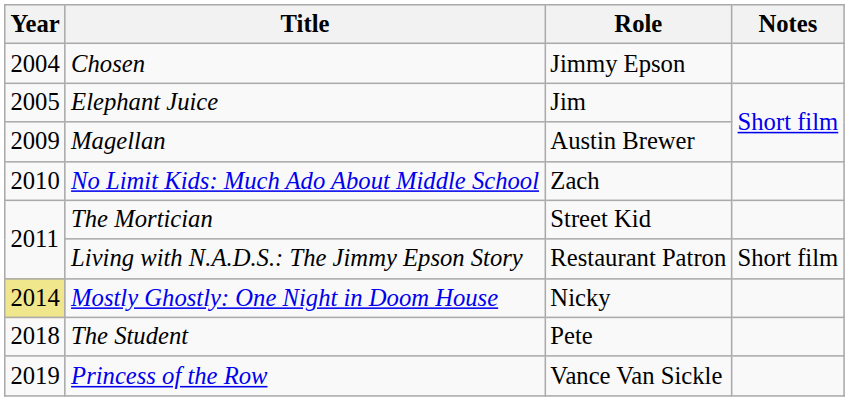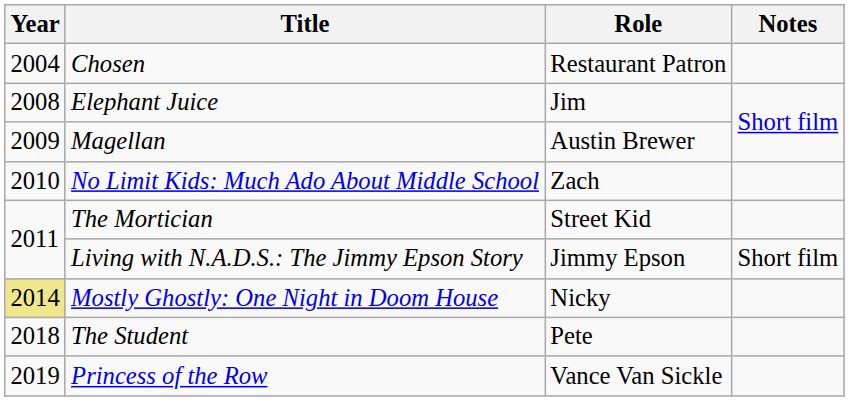(618, 63) Jimmy Epson -> (638, 63) Restaurant Patron
(35, 102) 2005 -> (35, 102) 2008
(638, 258) Restaurant Patron -> (618, 258) Jimmy Epson
